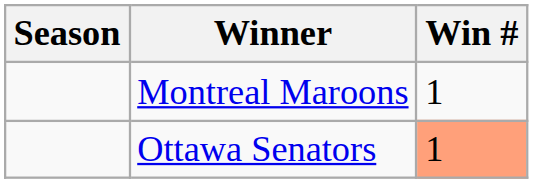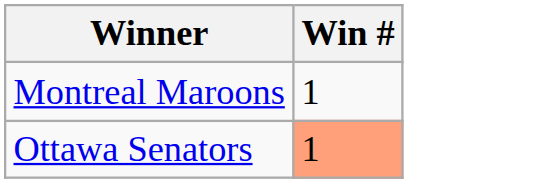- column: (67, 33)
